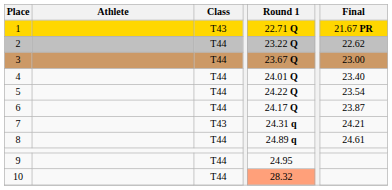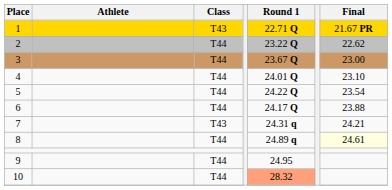(354, 76) 23.40 -> (354, 76) 23.10
(354, 108) 23.87 -> (354, 108) 23.88
(354, 140) no background -> (354, 140) lightyellow background
